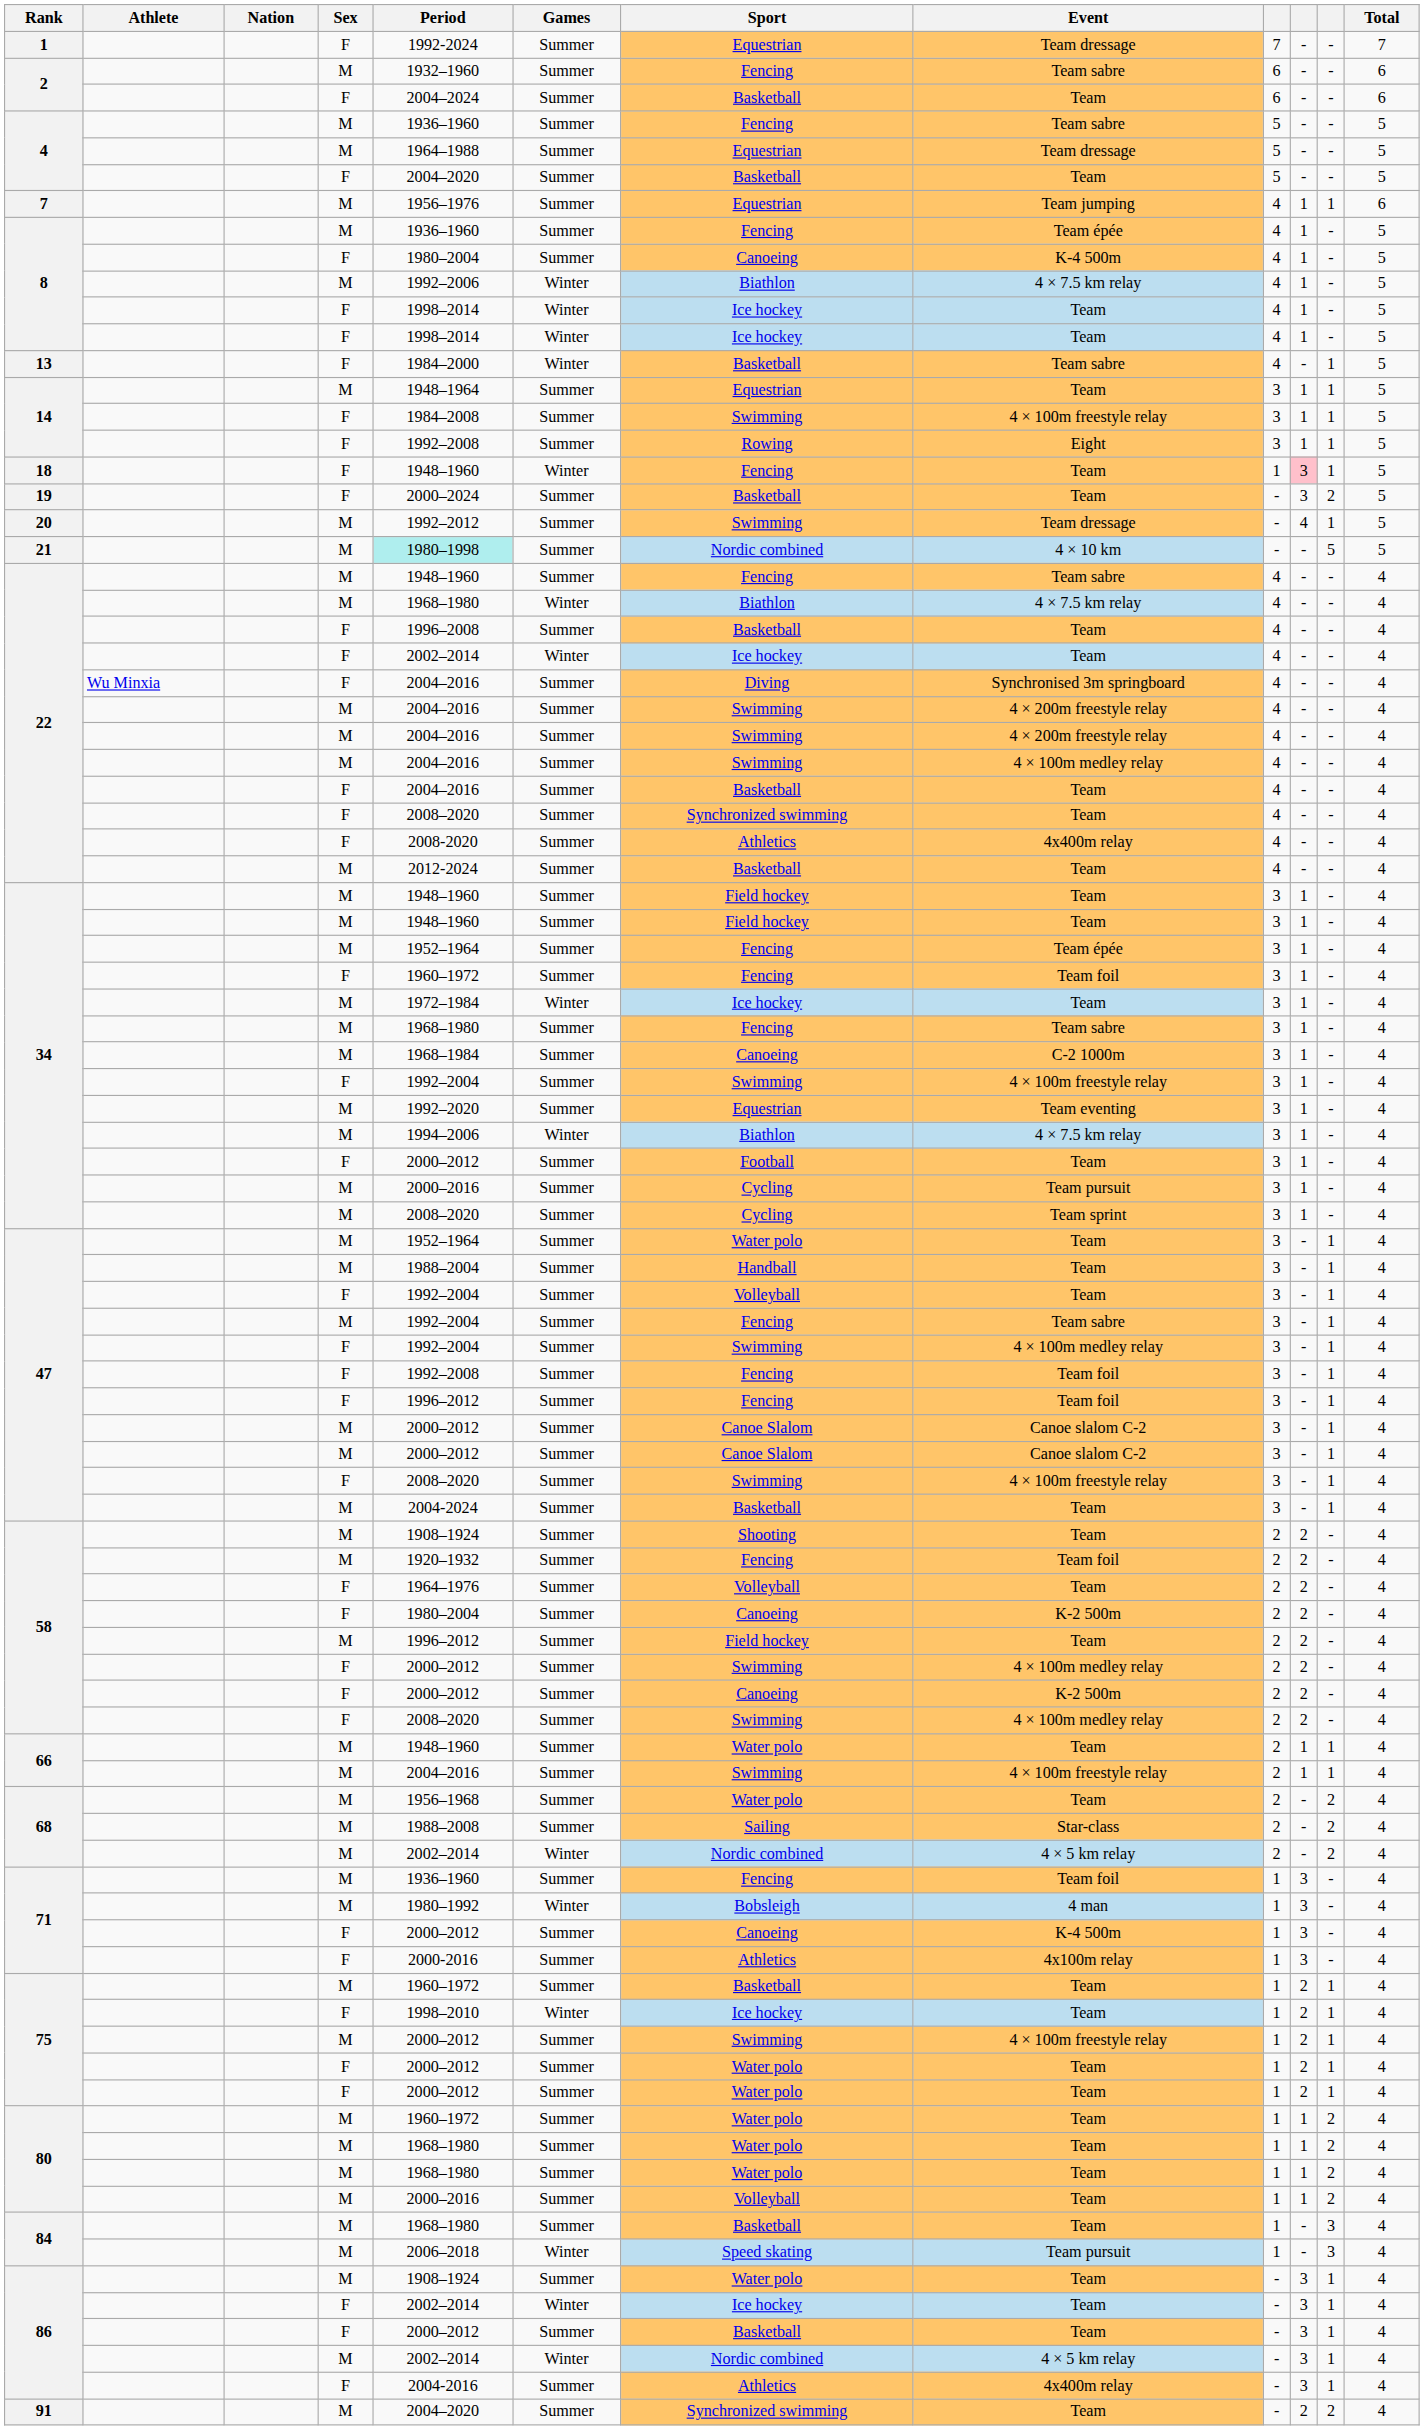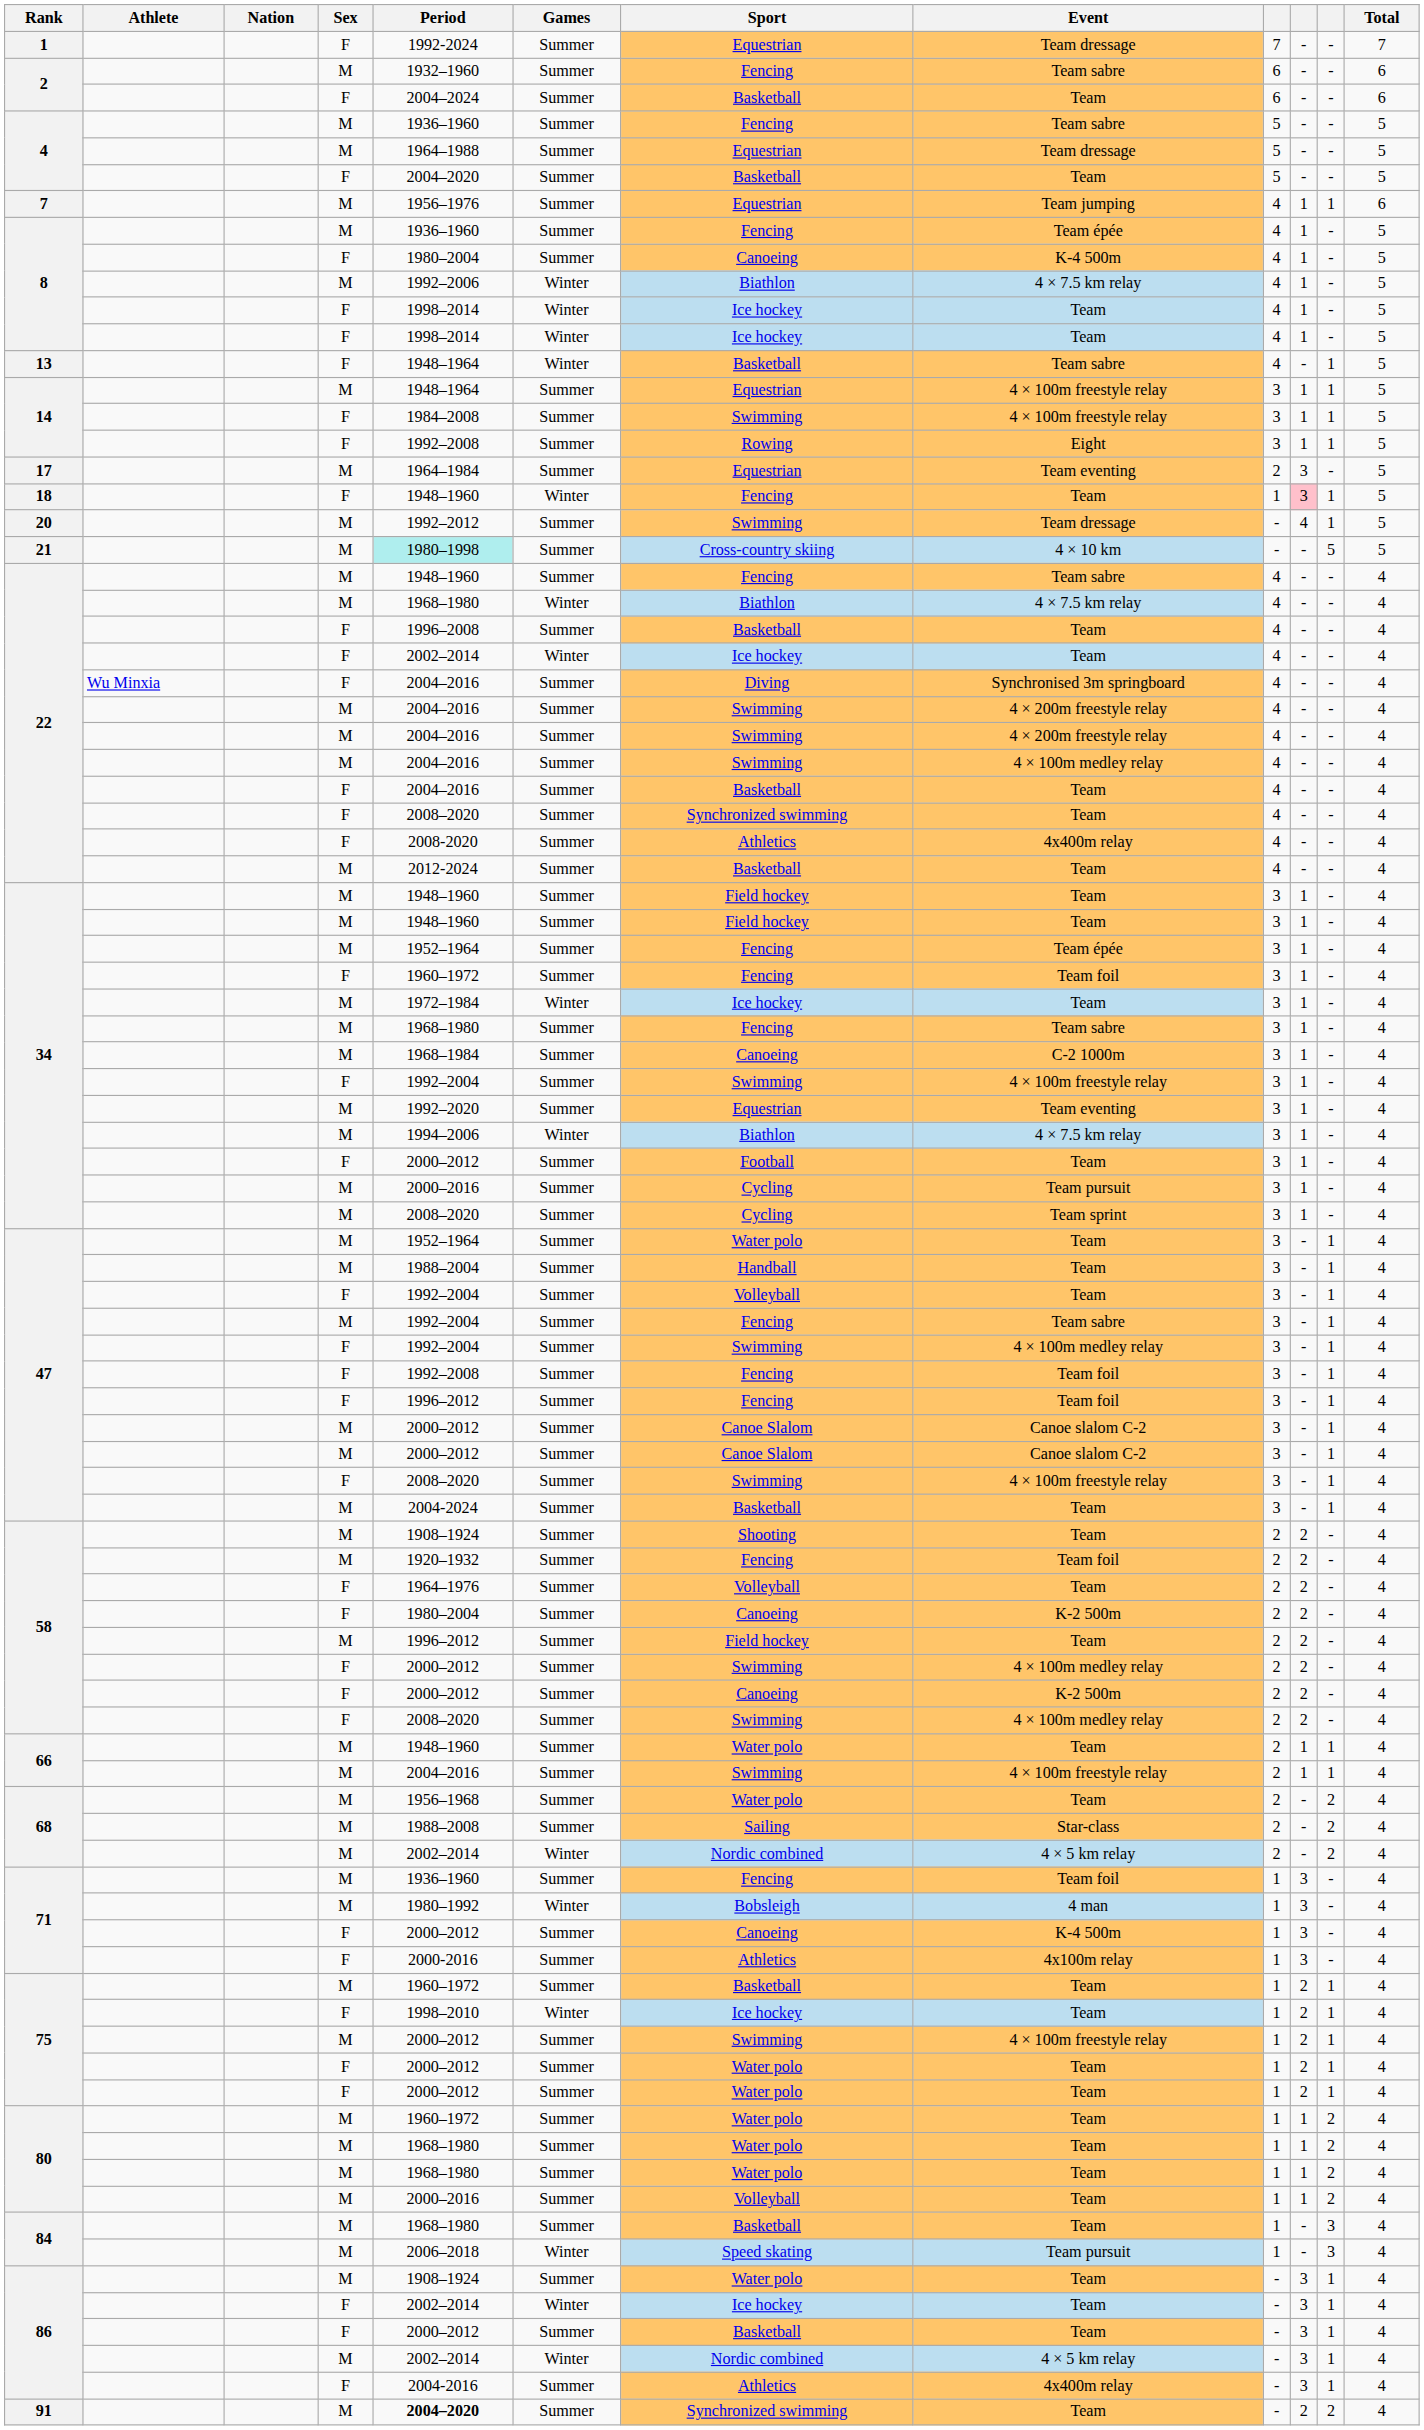(443, 363) 1984–2000 -> (443, 363) 1948–1964
(1088, 390) Team -> (1088, 390) 4 × 100m freestyle relay
+ row: (44, 470)
- row: (44, 496)
(767, 550) Nordic combined -> (767, 550) Cross-country skiing
(443, 2412) normal -> (443, 2412) bold
